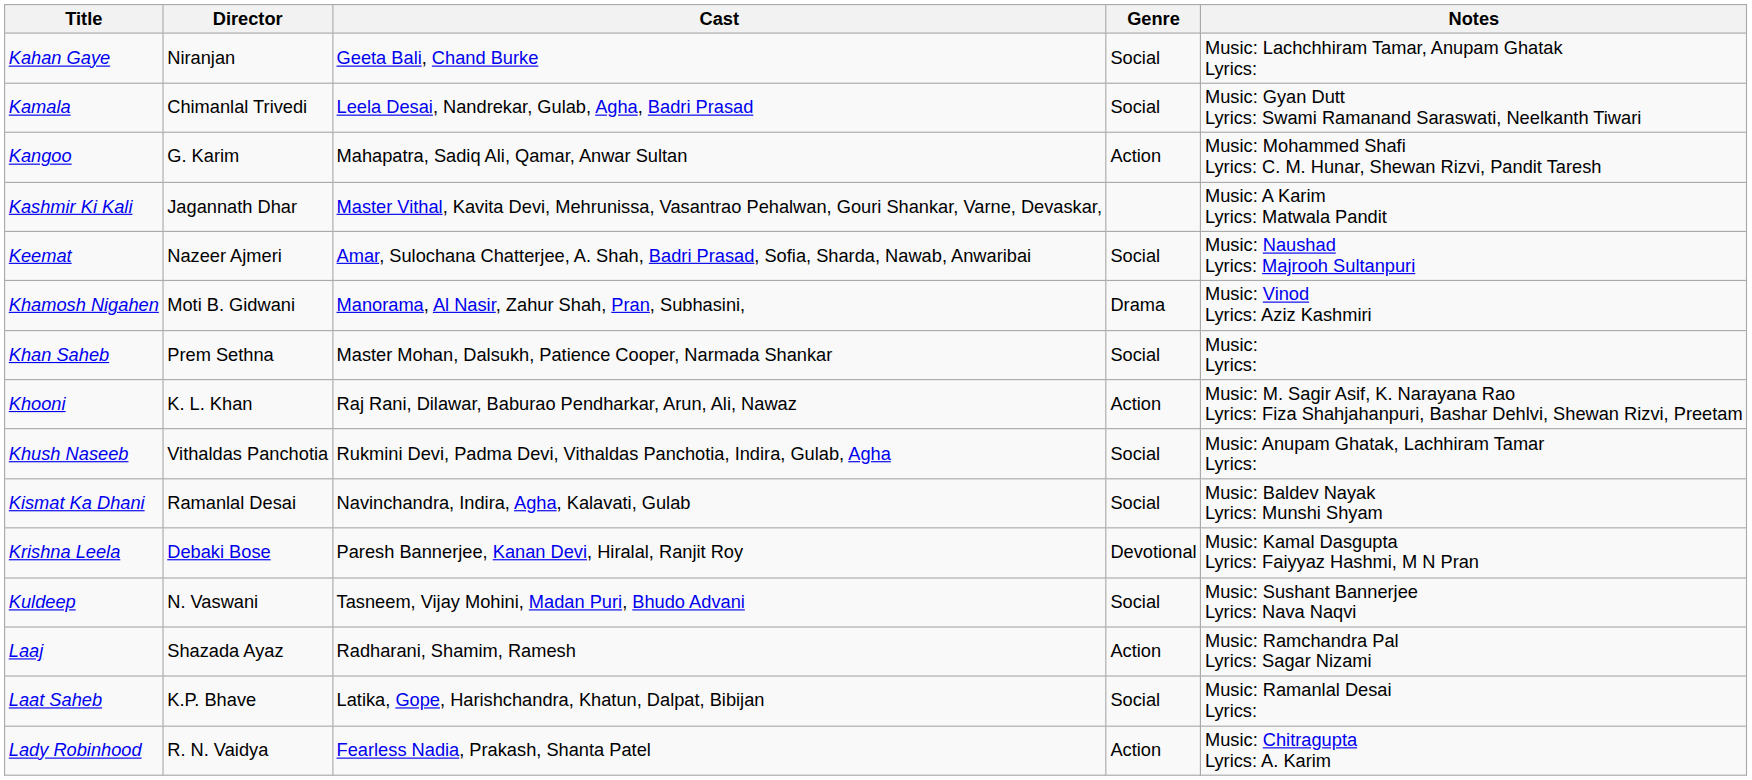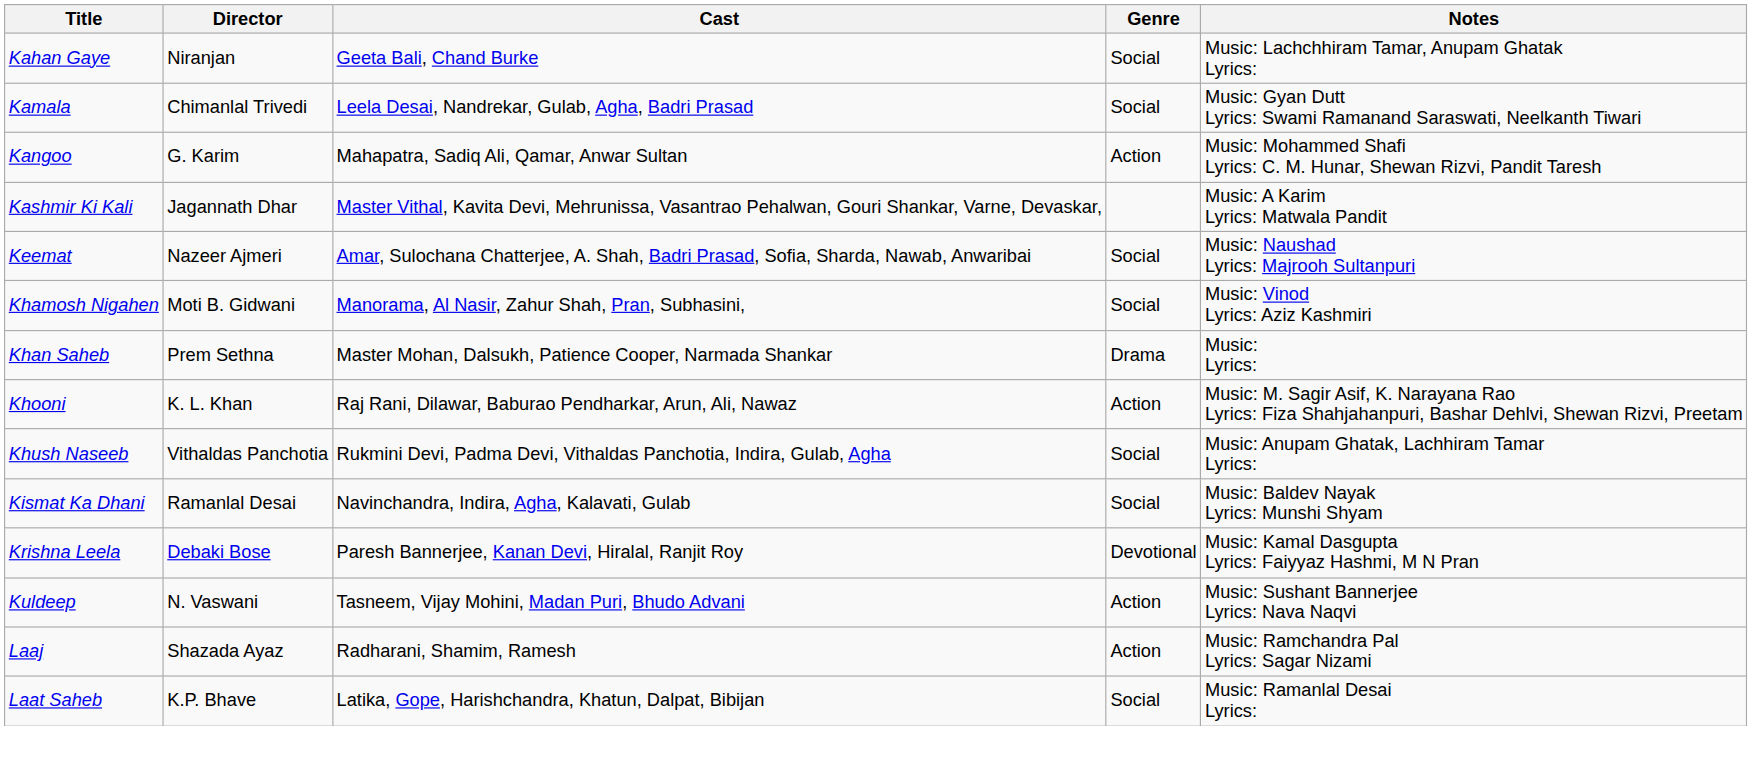(1138, 305) Drama -> (1135, 305) Social
(1135, 354) Social -> (1138, 354) Drama
(1135, 602) Social -> (1136, 602) Action
- row: (75, 750)
